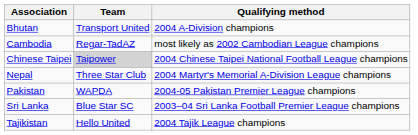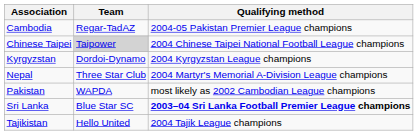- row: (22, 28)
(266, 43) most likely as 2002 Cambodian League champions -> (251, 28) 2004-05 Pakistan Premier League champions
+ row: (31, 59)
(255, 91) 2004-05 Pakistan Premier League champions -> (263, 91) most likely as 2002 Cambodian League champions
(277, 106) normal -> (280, 106) bold
